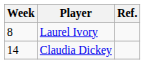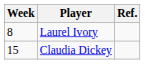(13, 50) 14 -> (13, 50) 15
